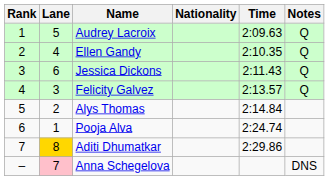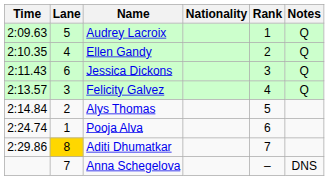columns swapped: (22, 14) <-> (262, 14)
(56, 166) pink background -> (67, 166) no background
